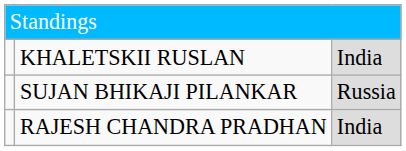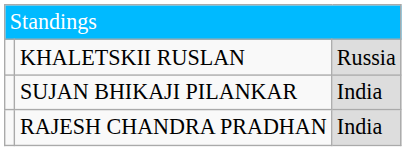(360, 57) India -> (366, 57) Russia
(366, 92) Russia -> (360, 92) India
